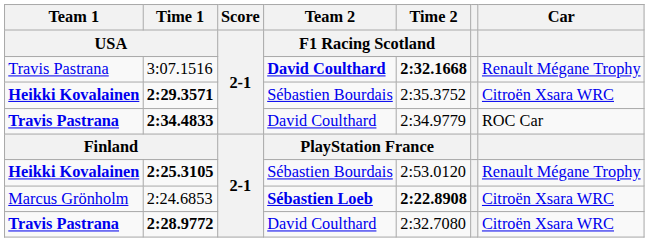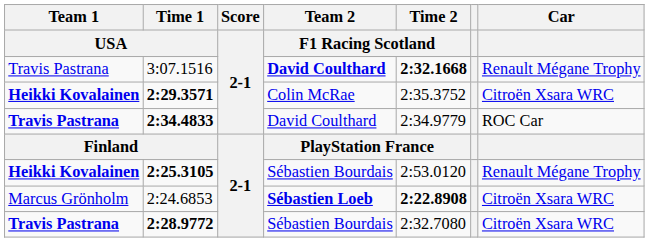(330, 95) Sébastien Bourdais -> (311, 95) Colin McRae
(322, 224) David Coulthard -> (330, 224) Sébastien Bourdais
